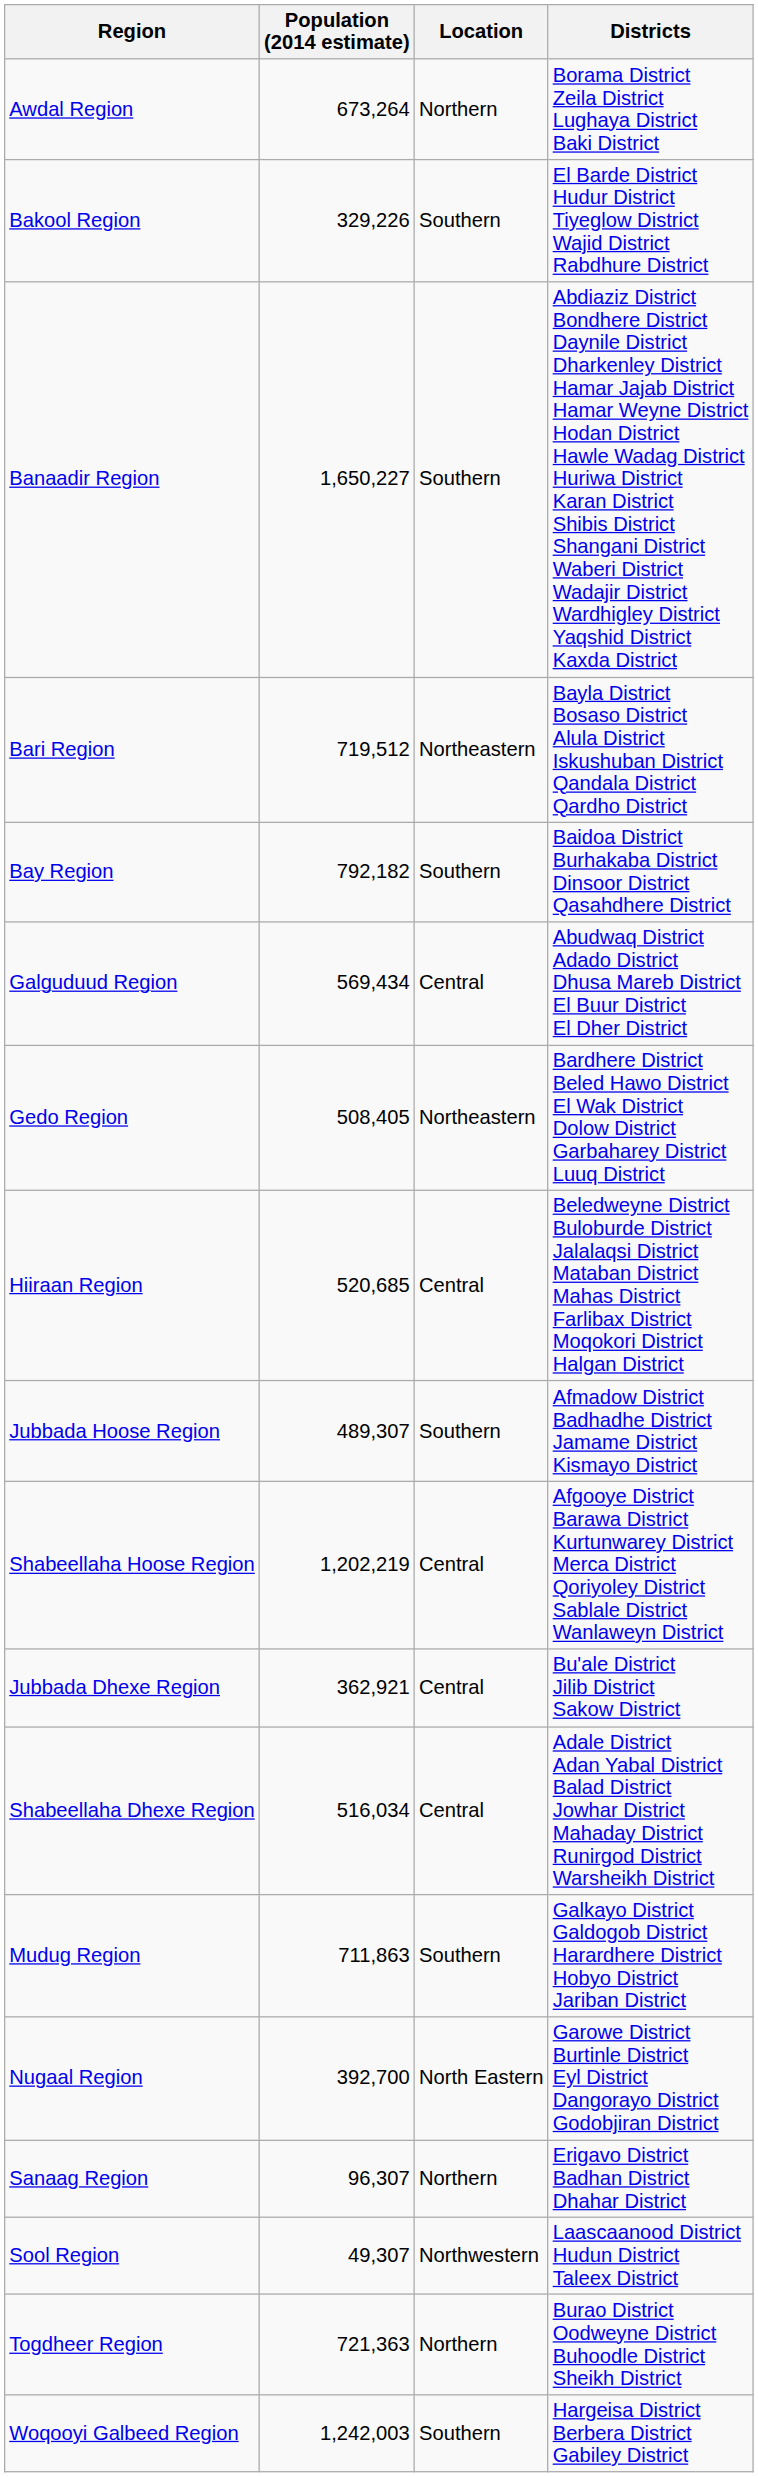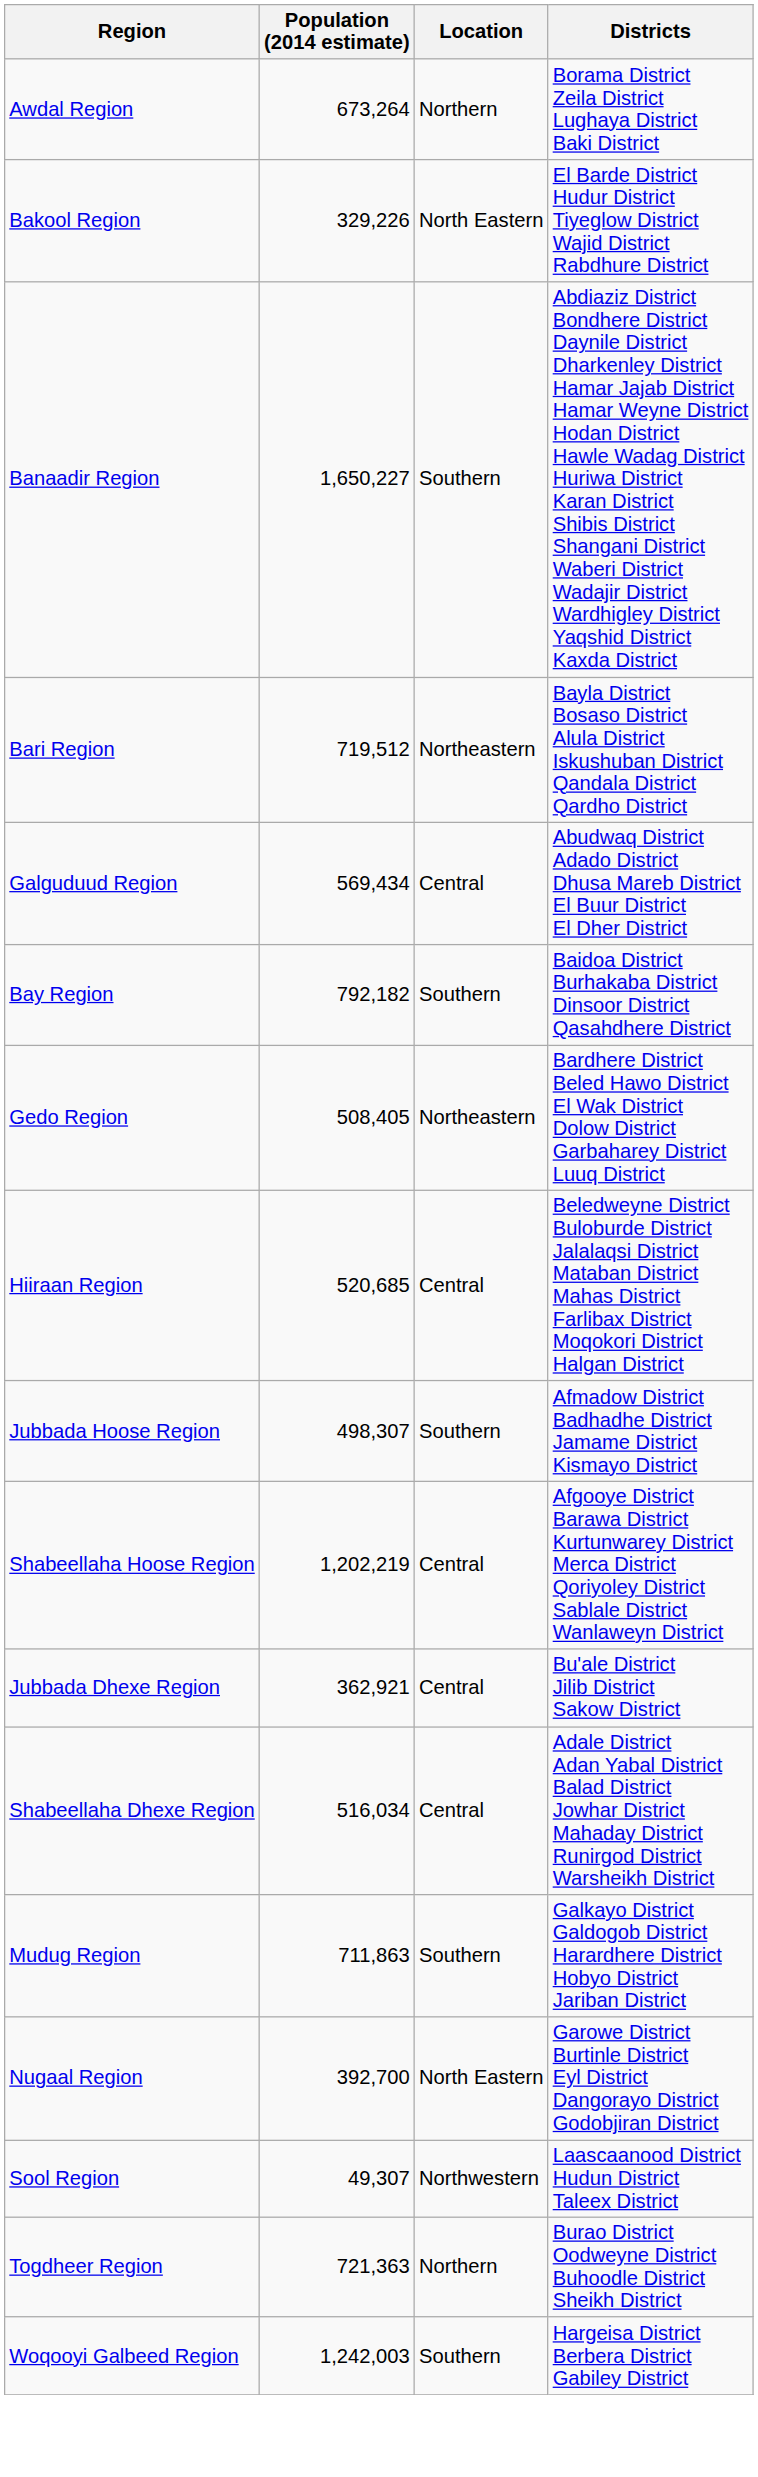(460, 220) Southern -> (481, 220) North Eastern
rows swapped: (61, 872) <-> (93, 983)
(373, 1430) 489,307 -> (373, 1430) 498,307
- row: (79, 2178)
